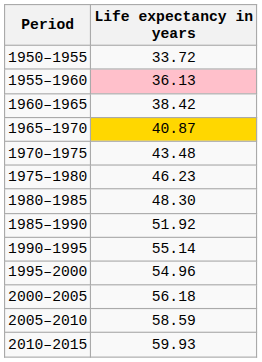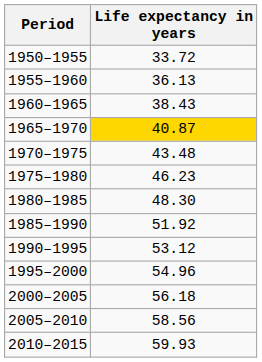(174, 81) pink background -> (174, 81) no background
(174, 105) 38.42 -> (174, 105) 38.43
(174, 249) 55.14 -> (174, 249) 53.12
(174, 321) 58.59 -> (174, 321) 58.56
